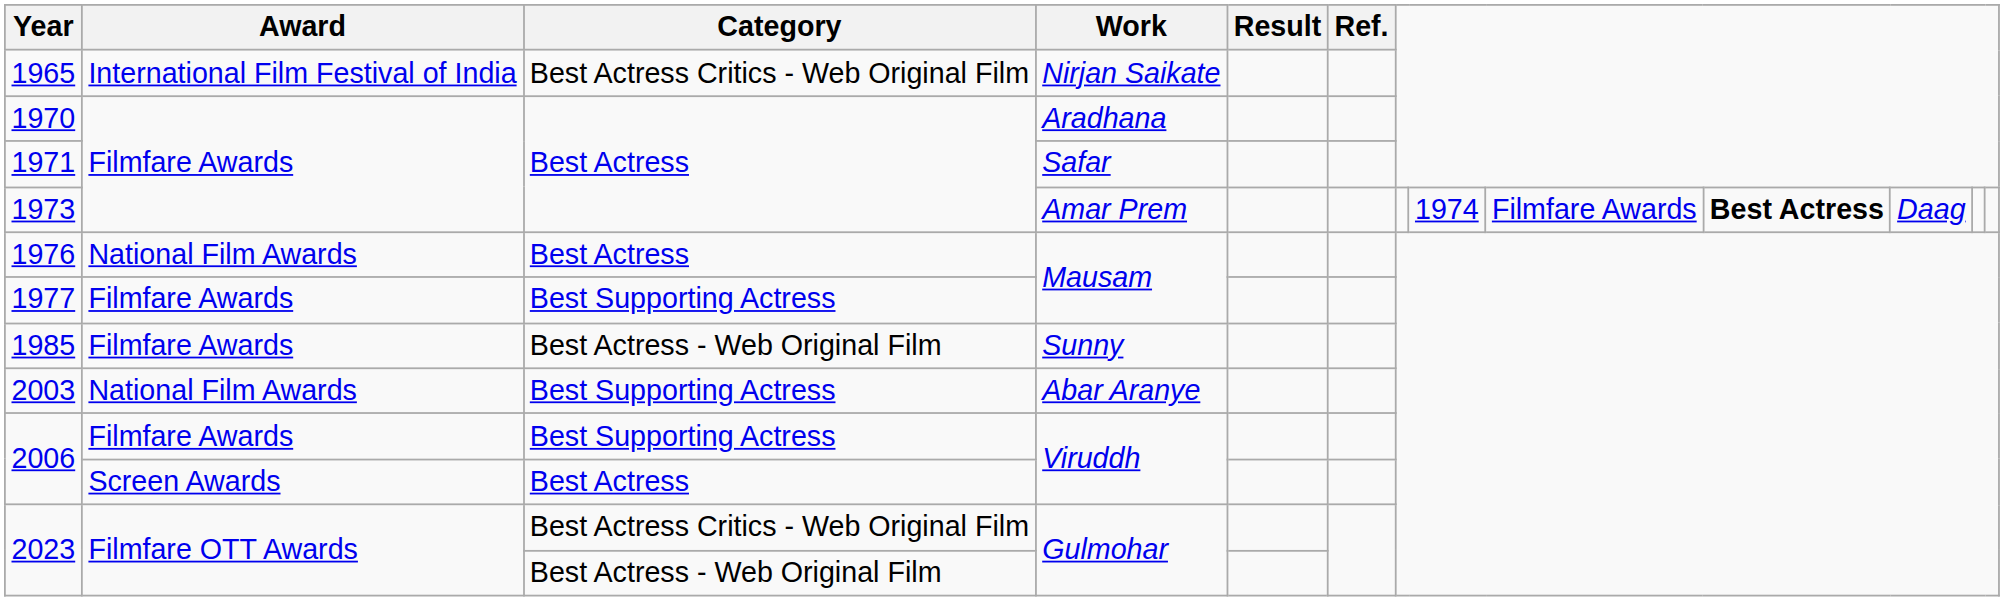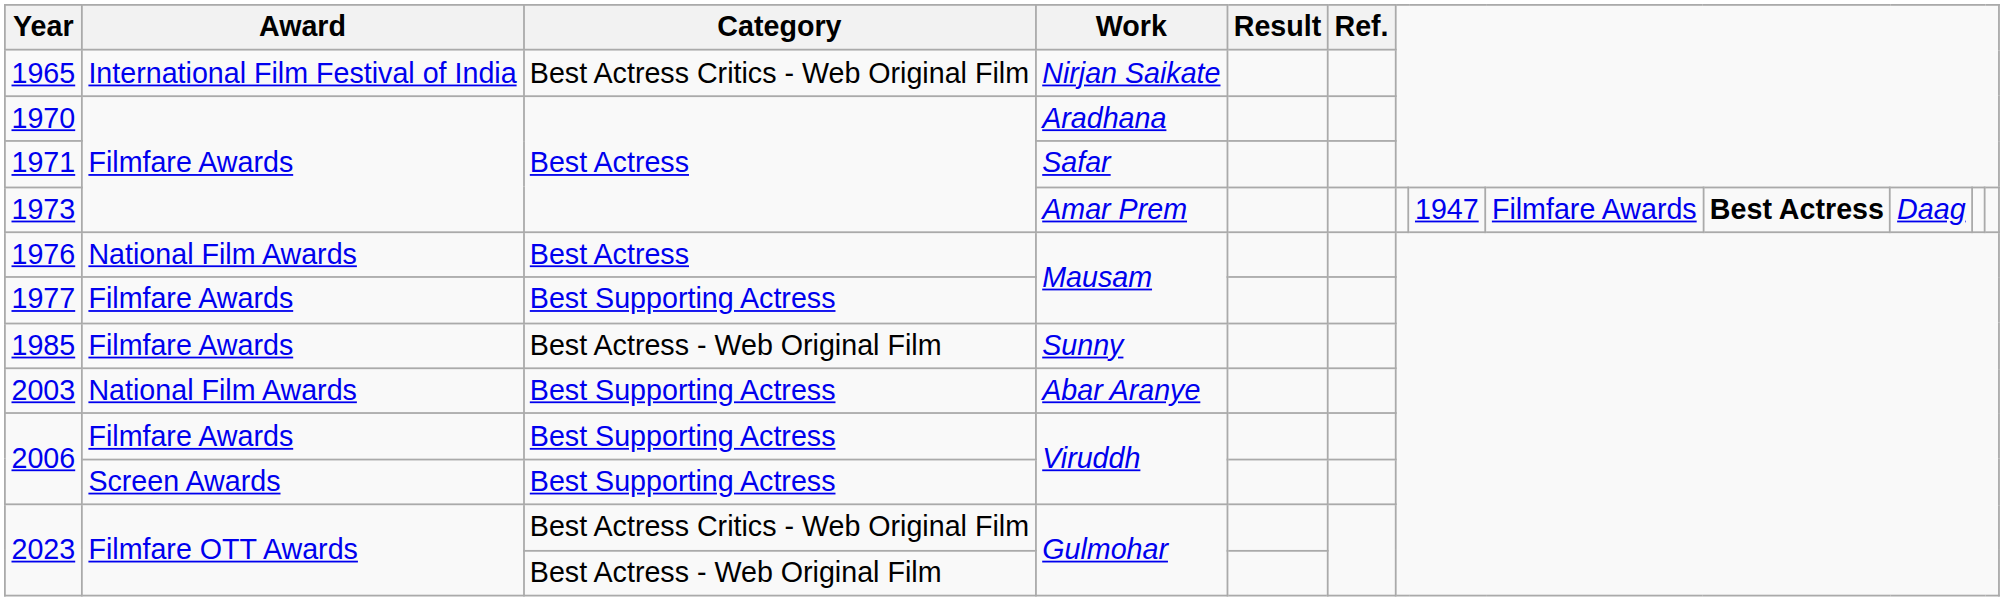(1447, 208) 1974 -> (1447, 208) 1947
(609, 481) Best Actress -> (683, 481) Best Supporting Actress
